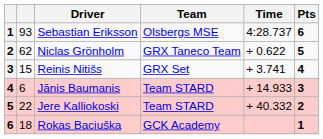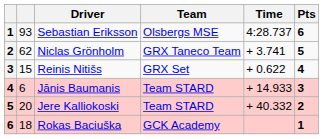(266, 51) + 0.622 -> (266, 51) + 3.741
(266, 69) + 3.741 -> (266, 69) + 0.622
(26, 106) 22 -> (26, 106) 20
